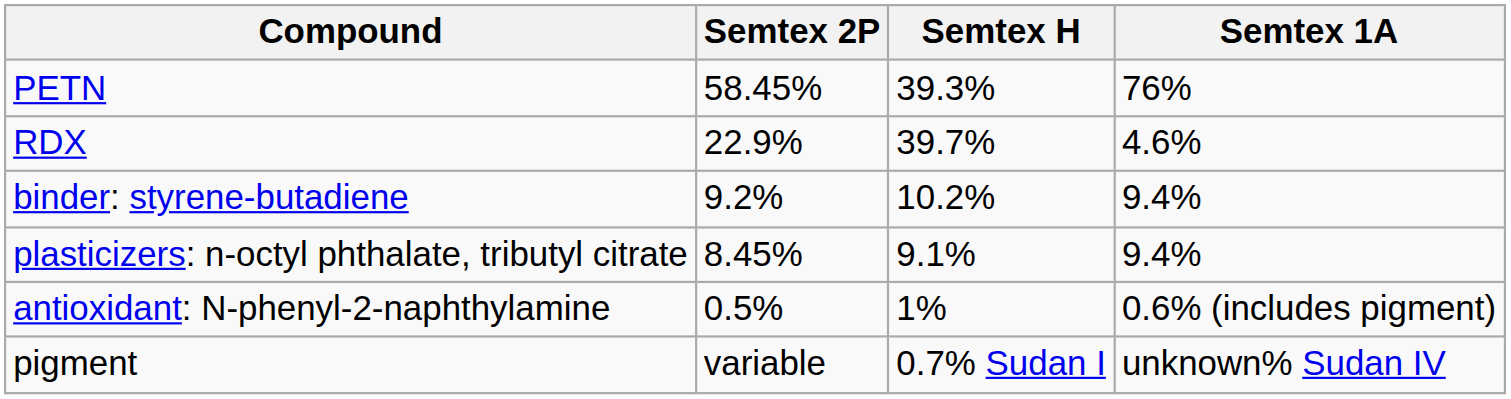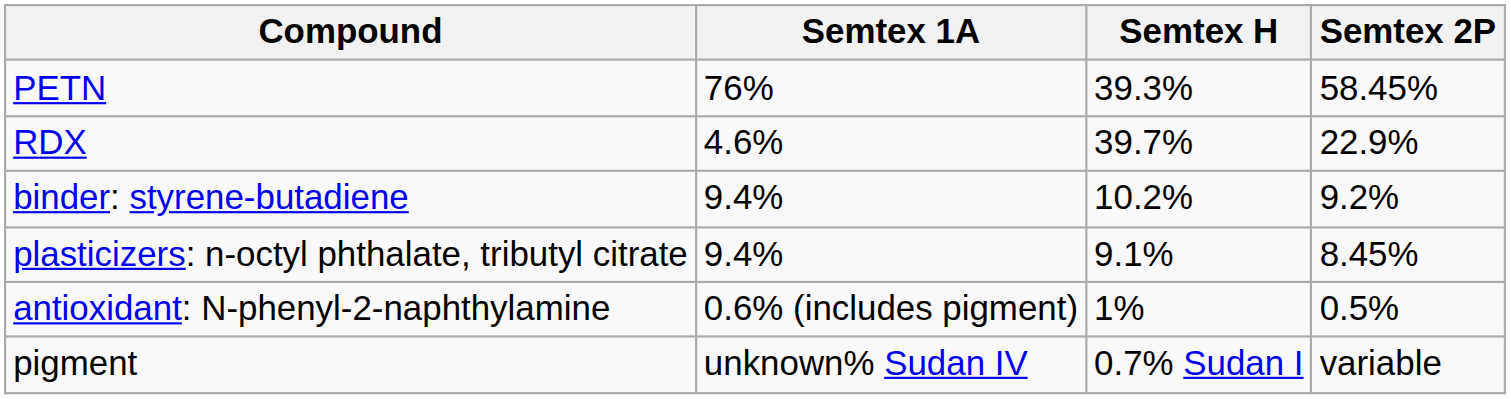columns swapped: (1309, 32) <-> (792, 32)
